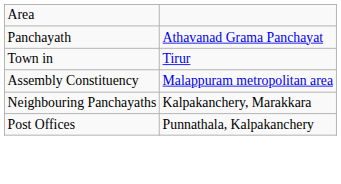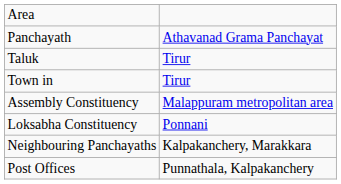+ row: (23, 59)
+ row: (72, 124)
